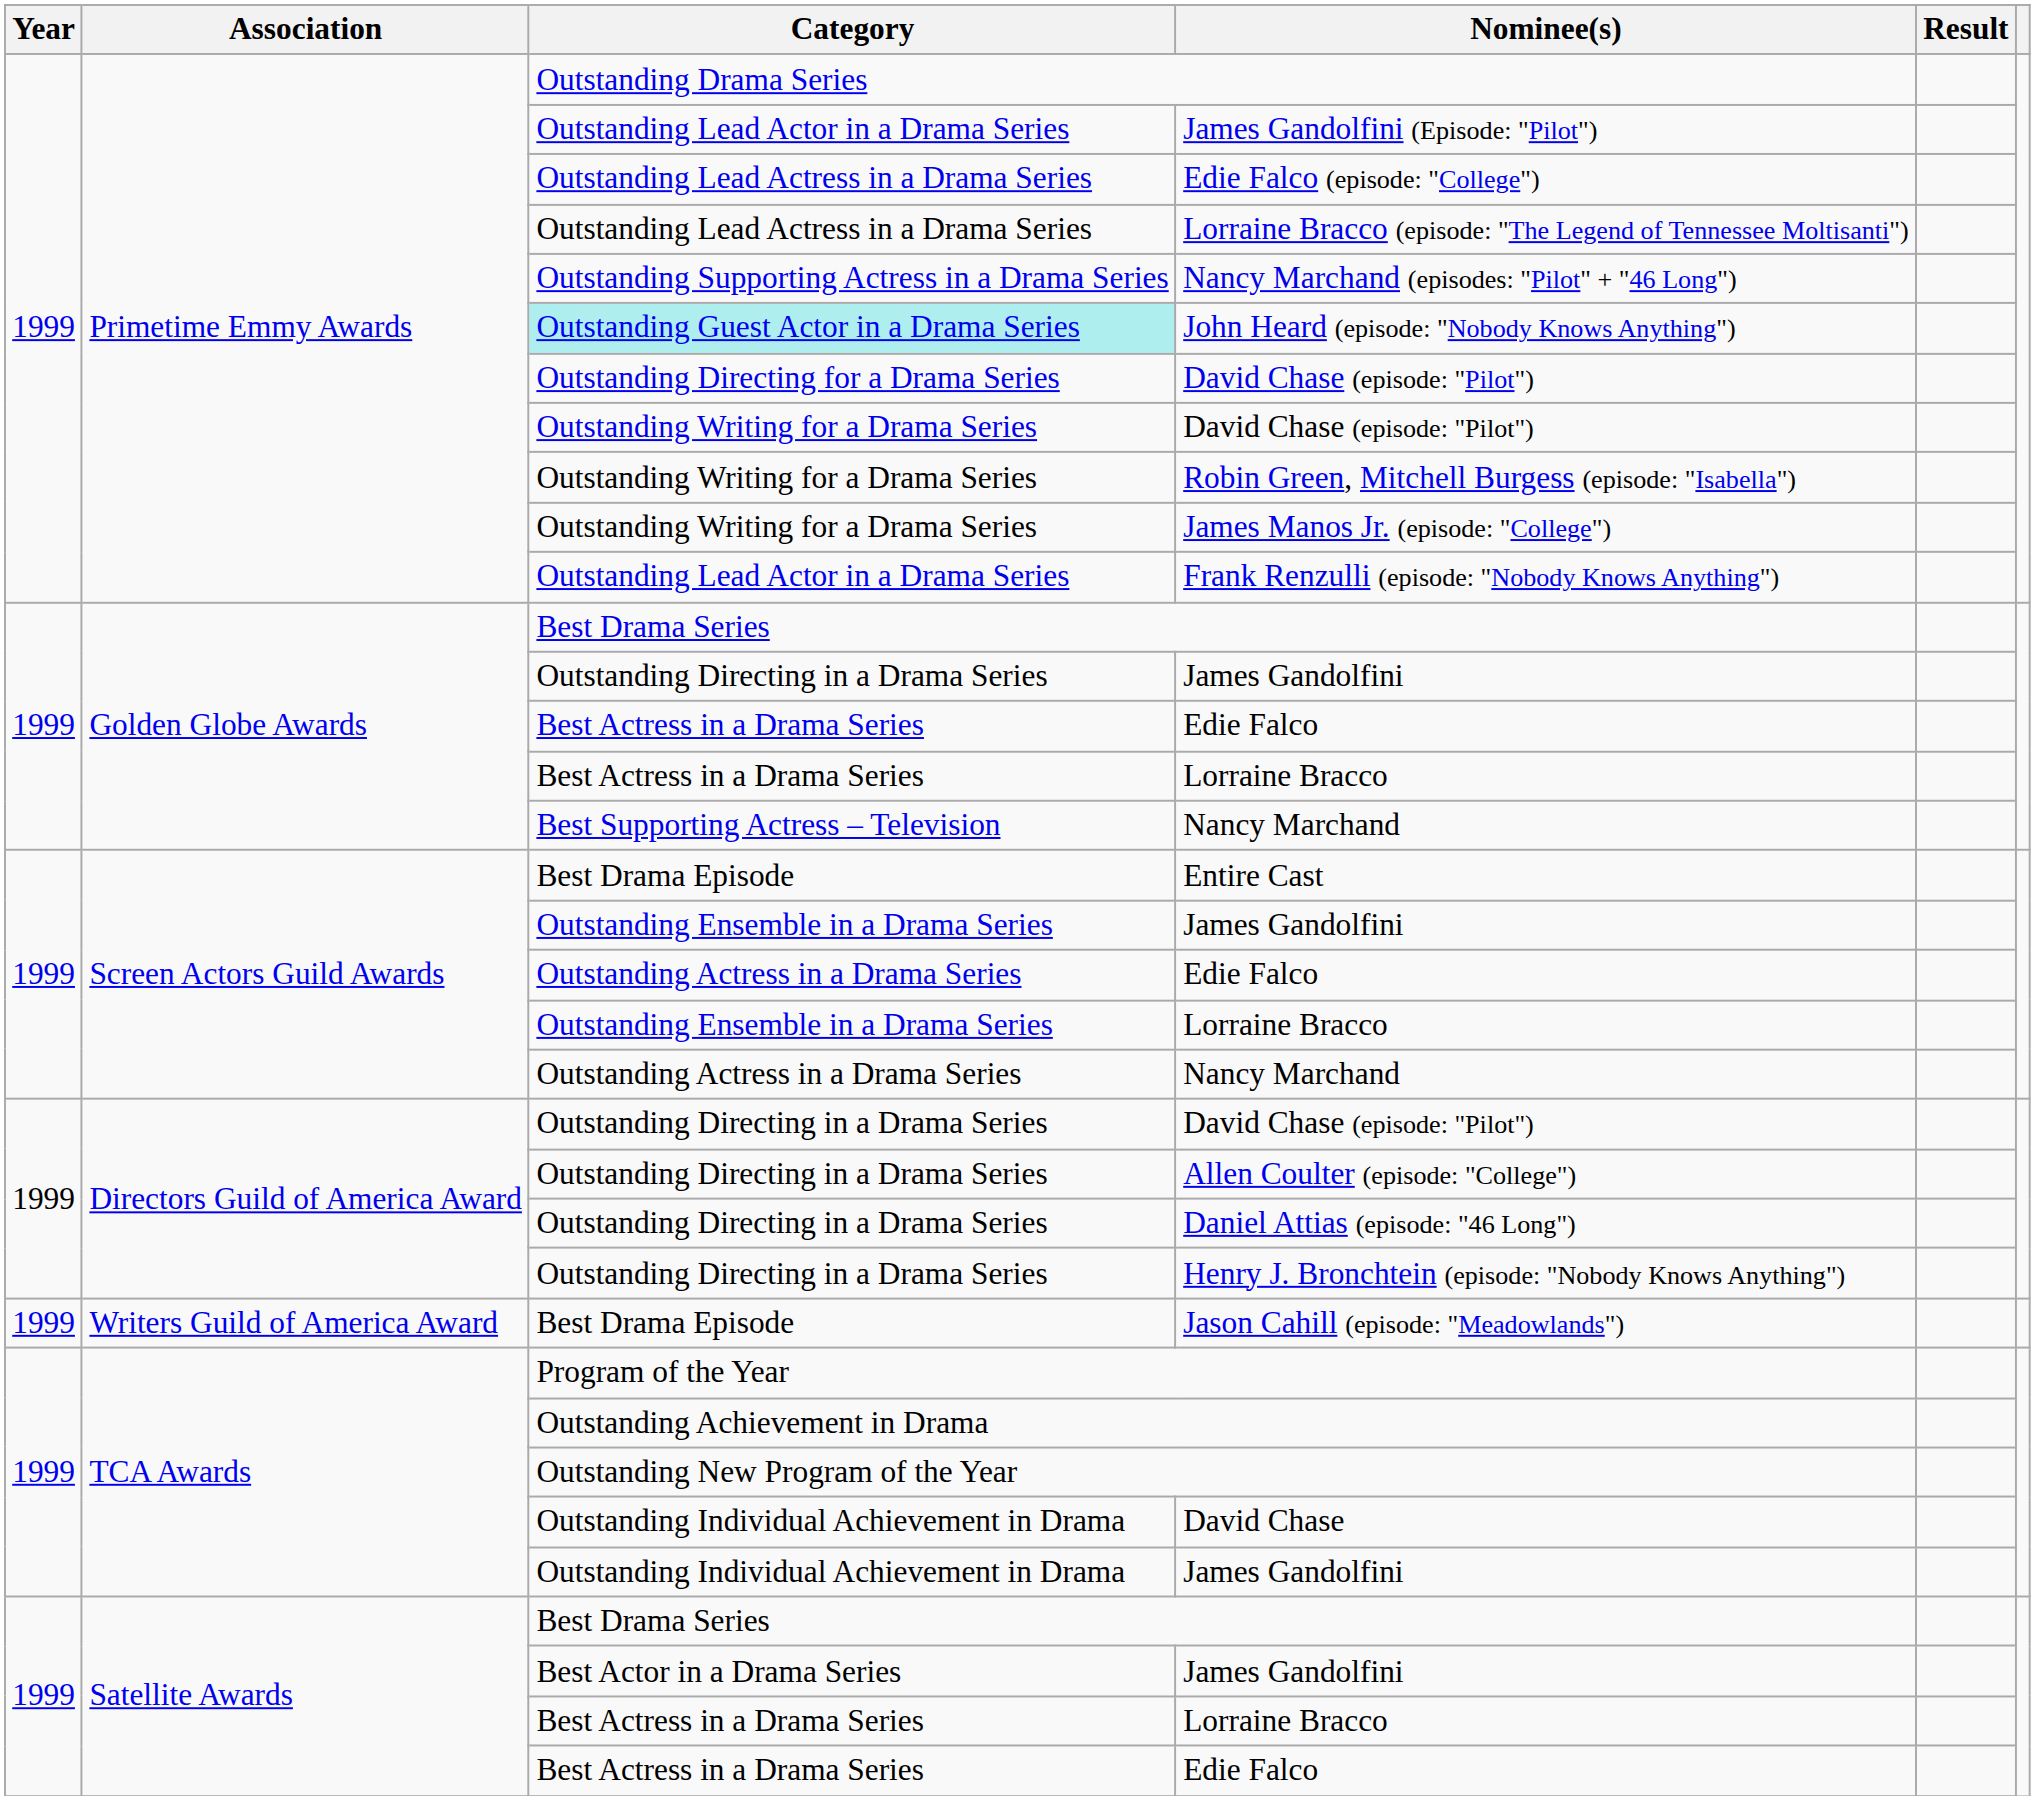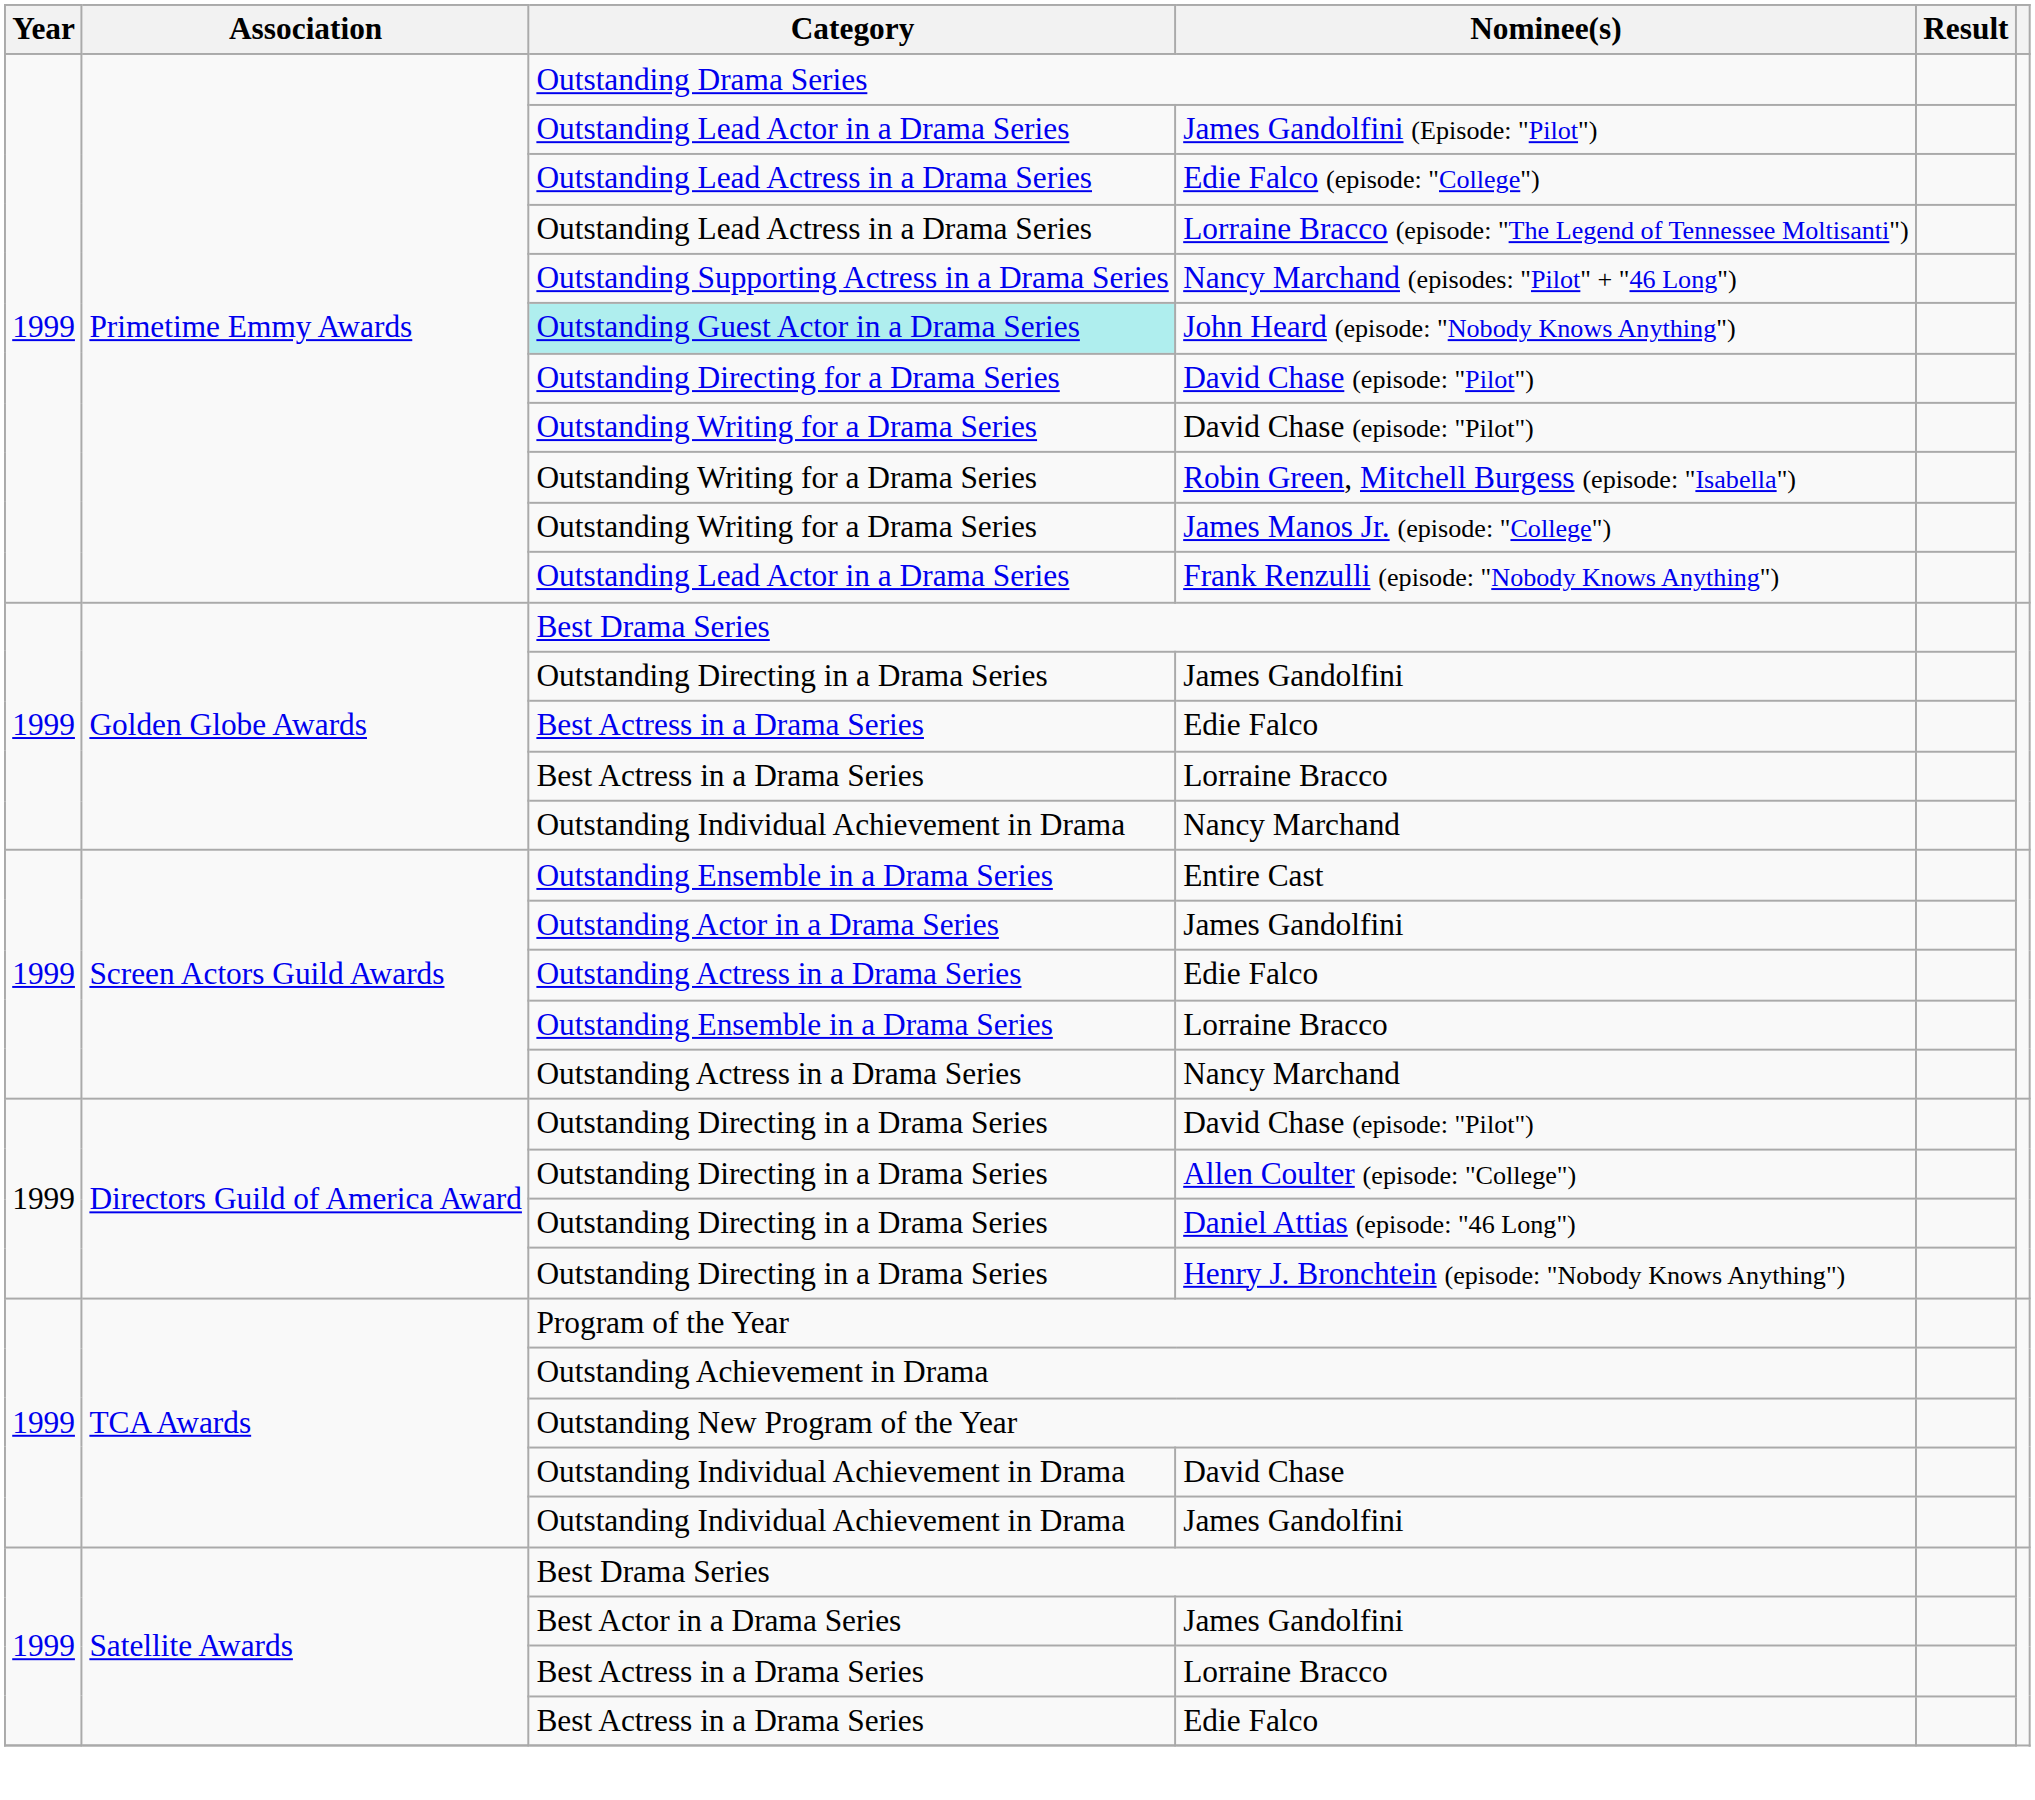(768, 825) Best Supporting Actress – Television -> (831, 825) Outstanding Individual Achievement in Drama
(665, 874) Best Drama Episode -> (795, 874) Outstanding Ensemble in a Drama Series
(795, 924) Outstanding Ensemble in a Drama Series -> (768, 924) Outstanding Actor in a Drama Series
- row: (294, 1322)
